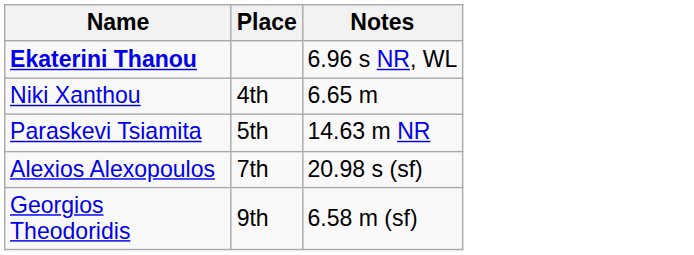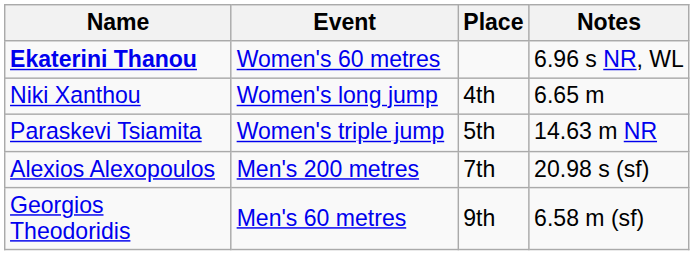+ column: (345, 22)
